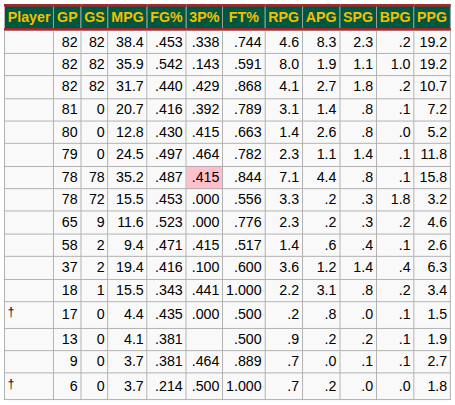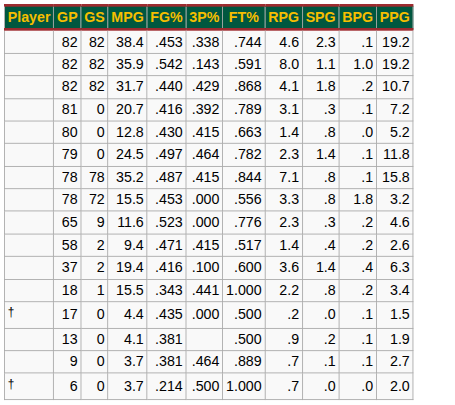- column: (321, 17)
(405, 41) .2 -> (367, 41) .1
(367, 109) .8 -> (330, 109) .3
(206, 177) pink background -> (206, 177) no background
(367, 200) .3 -> (330, 200) .8
(405, 245) .1 -> (367, 245) .2
(437, 386) 1.8 -> (400, 386) 2.0
